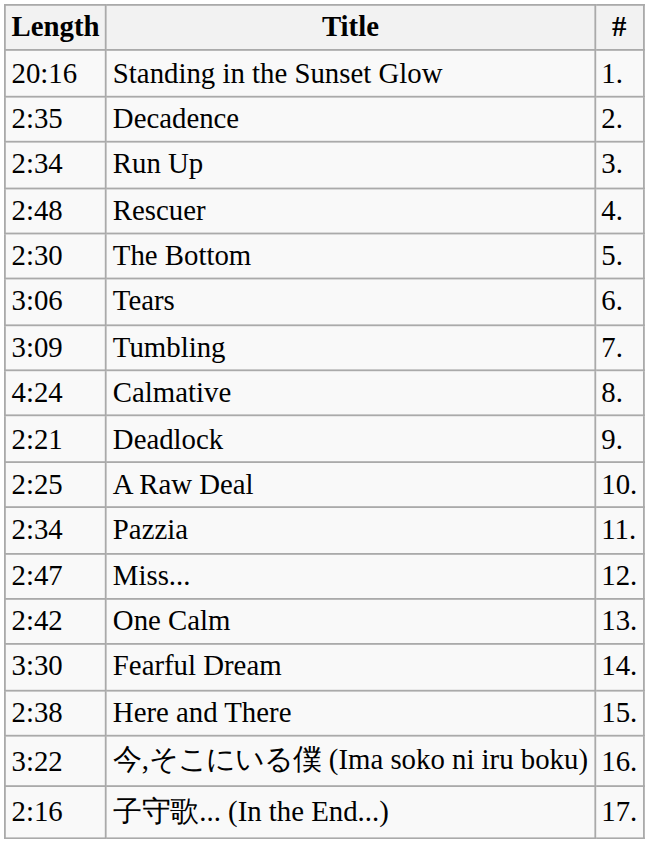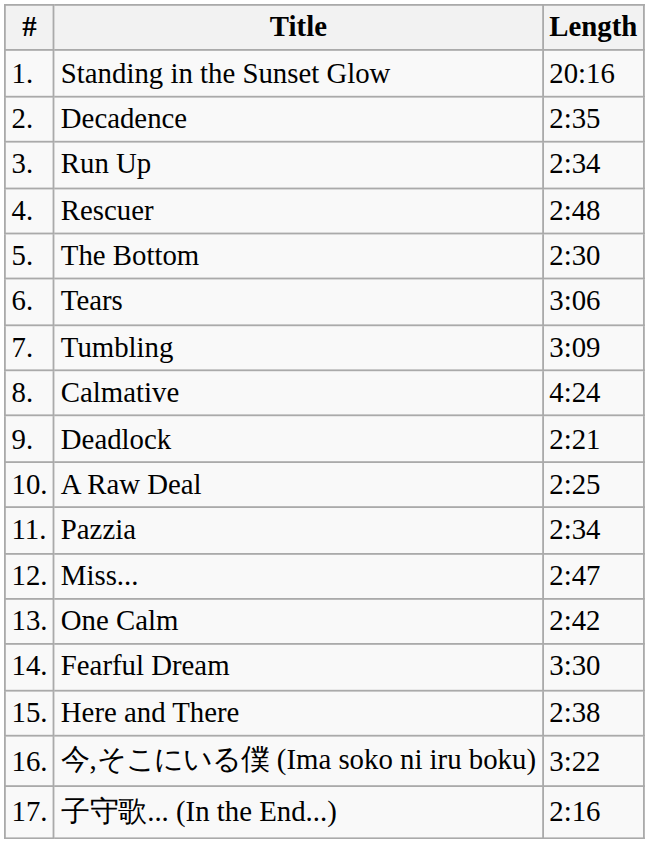columns swapped: (619, 27) <-> (56, 27)
